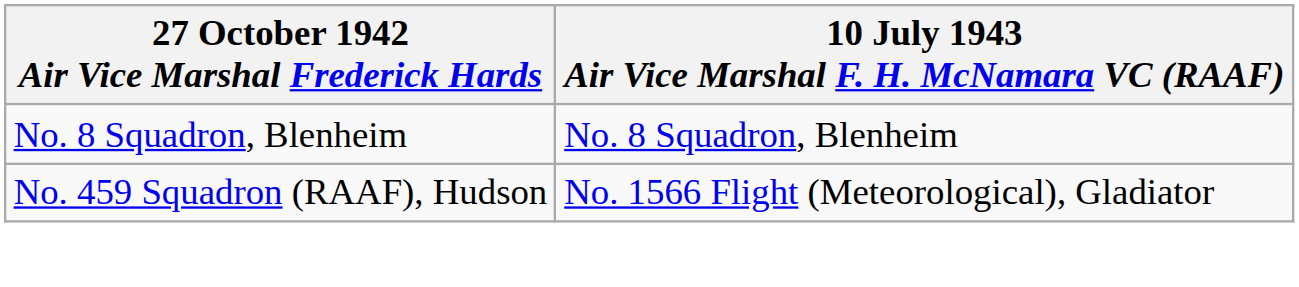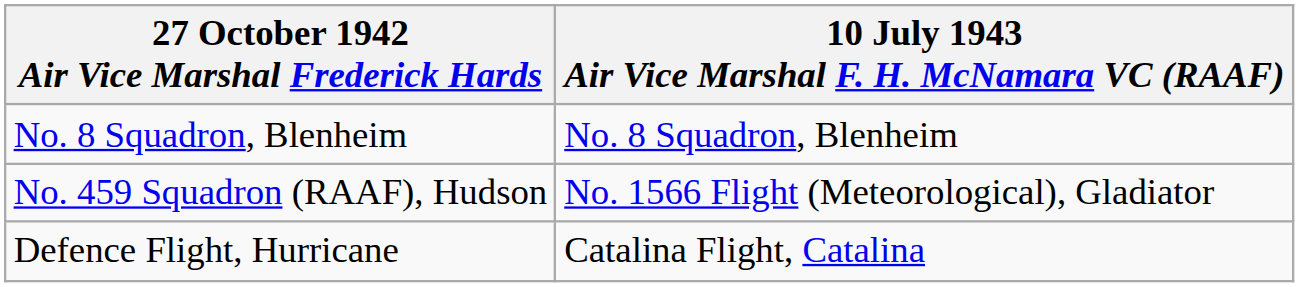+ row: (206, 250)
